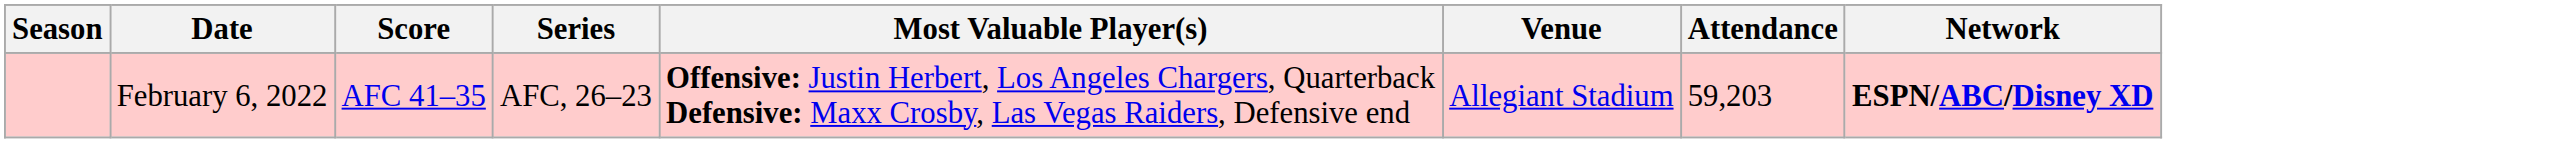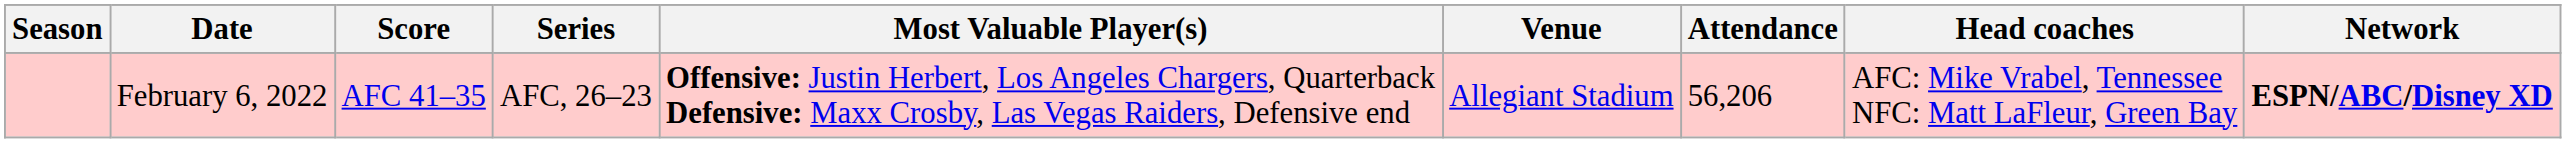+ column: (2045, 28)
(1730, 94) 59,203 -> (1730, 94) 56,206
